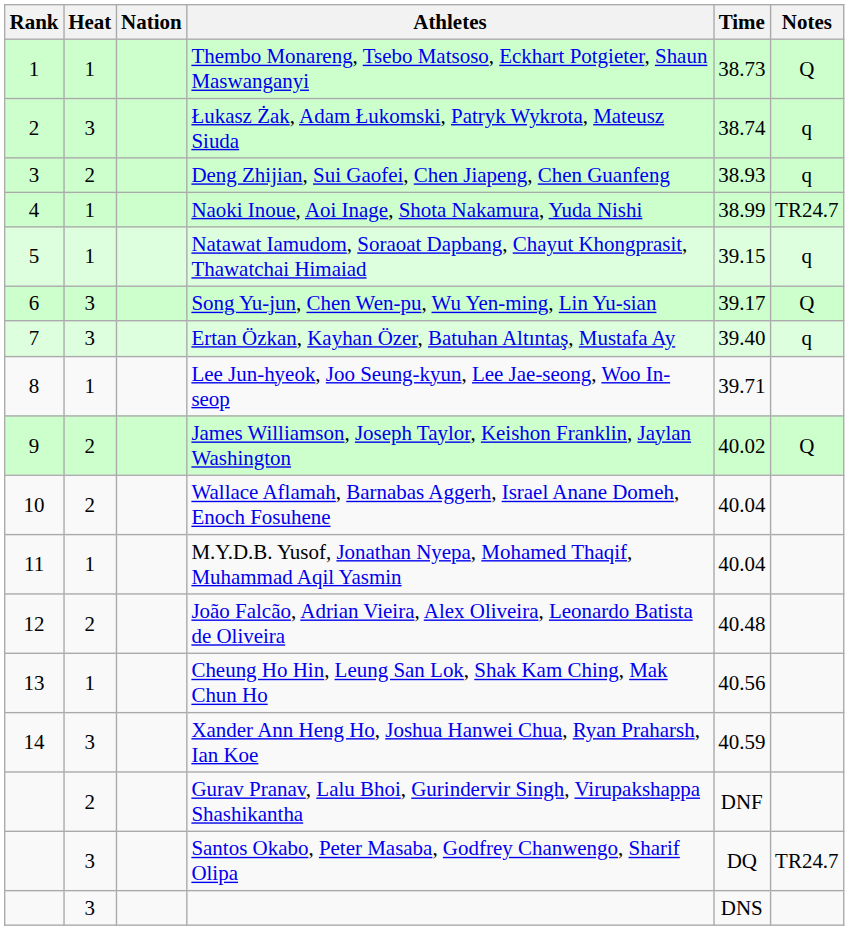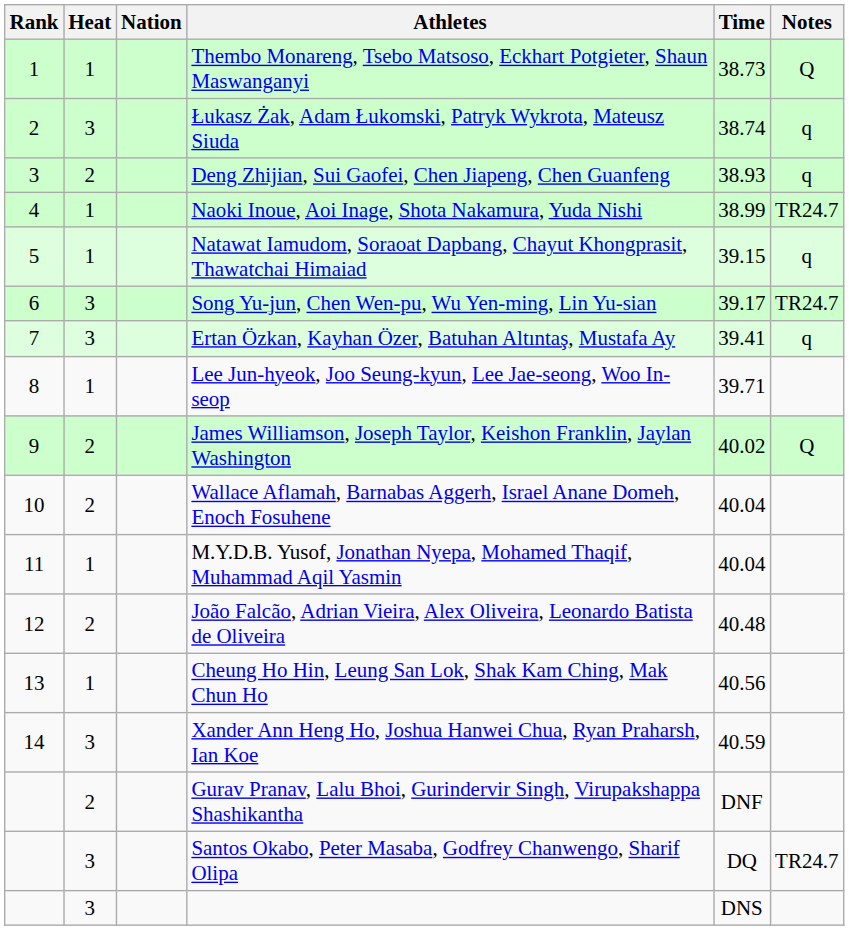(807, 304) Q -> (807, 304) TR24.7
(742, 338) 39.40 -> (742, 338) 39.41
